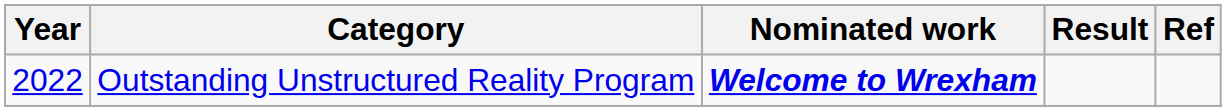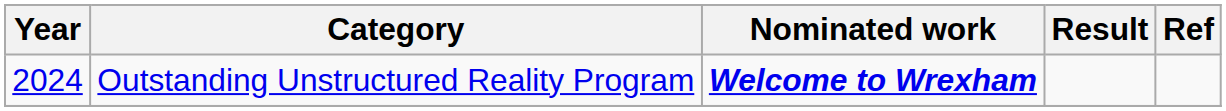(48, 79) 2022 -> (48, 79) 2024
